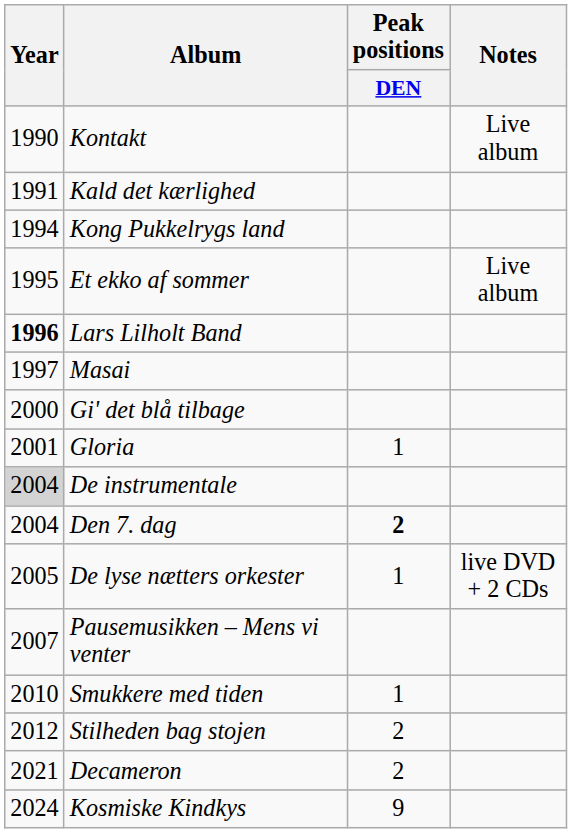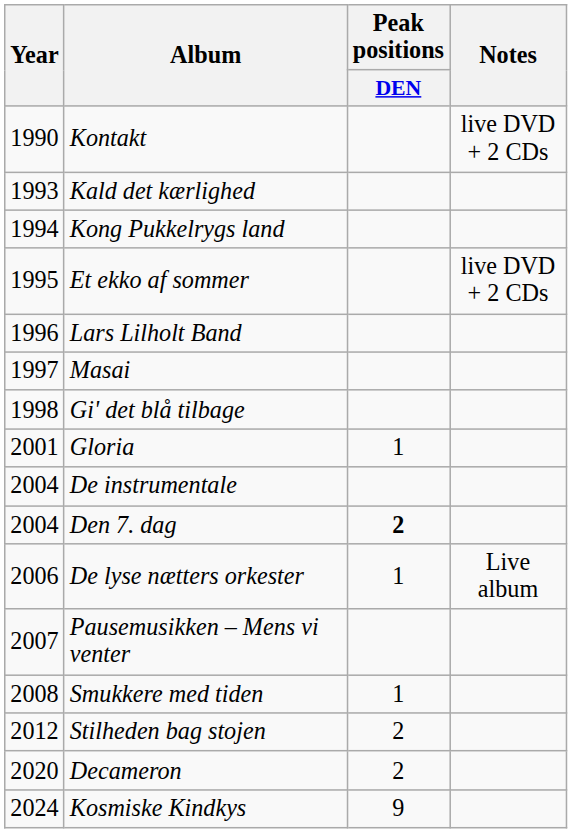(508, 138) Live album -> (508, 138) live DVD + 2 CDs
(34, 190) 1991 -> (34, 190) 1993
(508, 280) Live album -> (508, 280) live DVD + 2 CDs
(34, 332) bold -> (34, 332) normal
(34, 409) 2000 -> (34, 409) 1998
(34, 485) lightgrey background -> (34, 485) no background
(34, 576) 2005 -> (34, 576) 2006
(508, 576) live DVD + 2 CDs -> (508, 576) Live album
(34, 693) 2010 -> (34, 693) 2008
(34, 770) 2021 -> (34, 770) 2020
